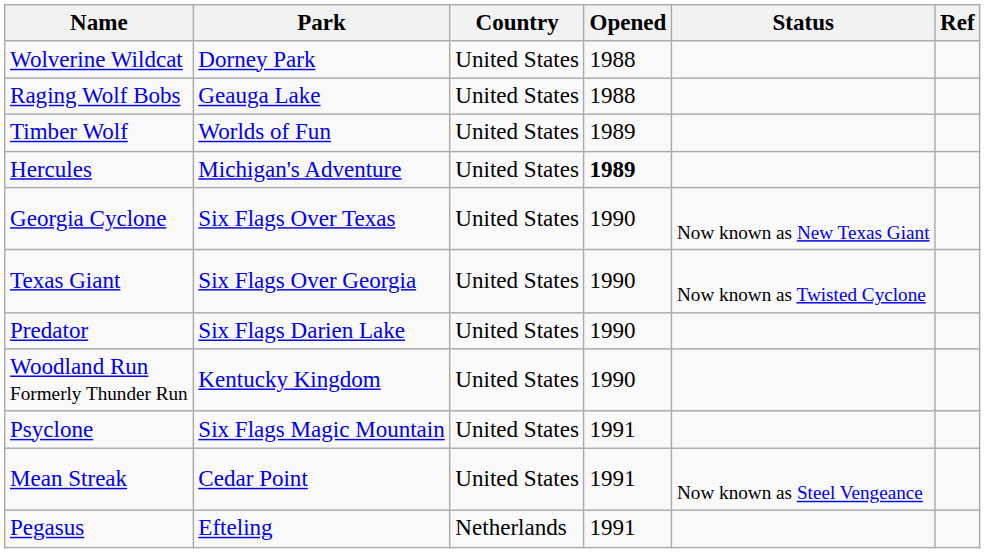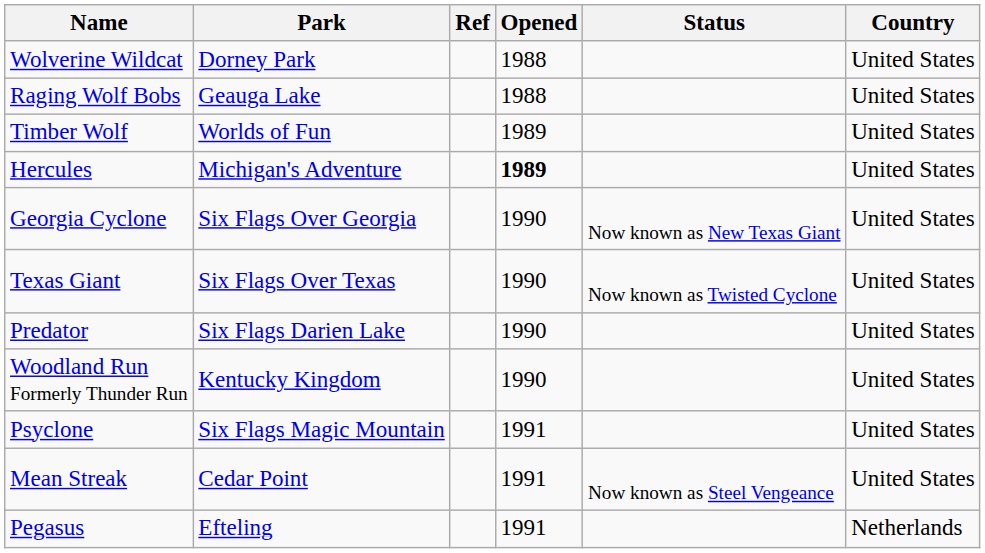columns swapped: (517, 22) <-> (957, 22)
(297, 218) Six Flags Over Texas -> (307, 218) Six Flags Over Georgia
(307, 280) Six Flags Over Georgia -> (297, 280) Six Flags Over Texas
